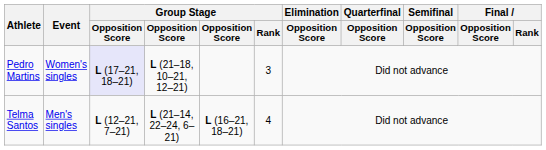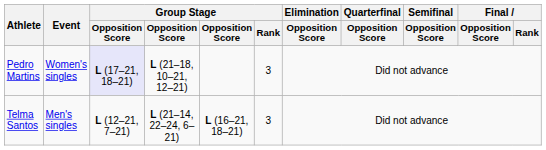(268, 120) 4 -> (268, 120) 3
